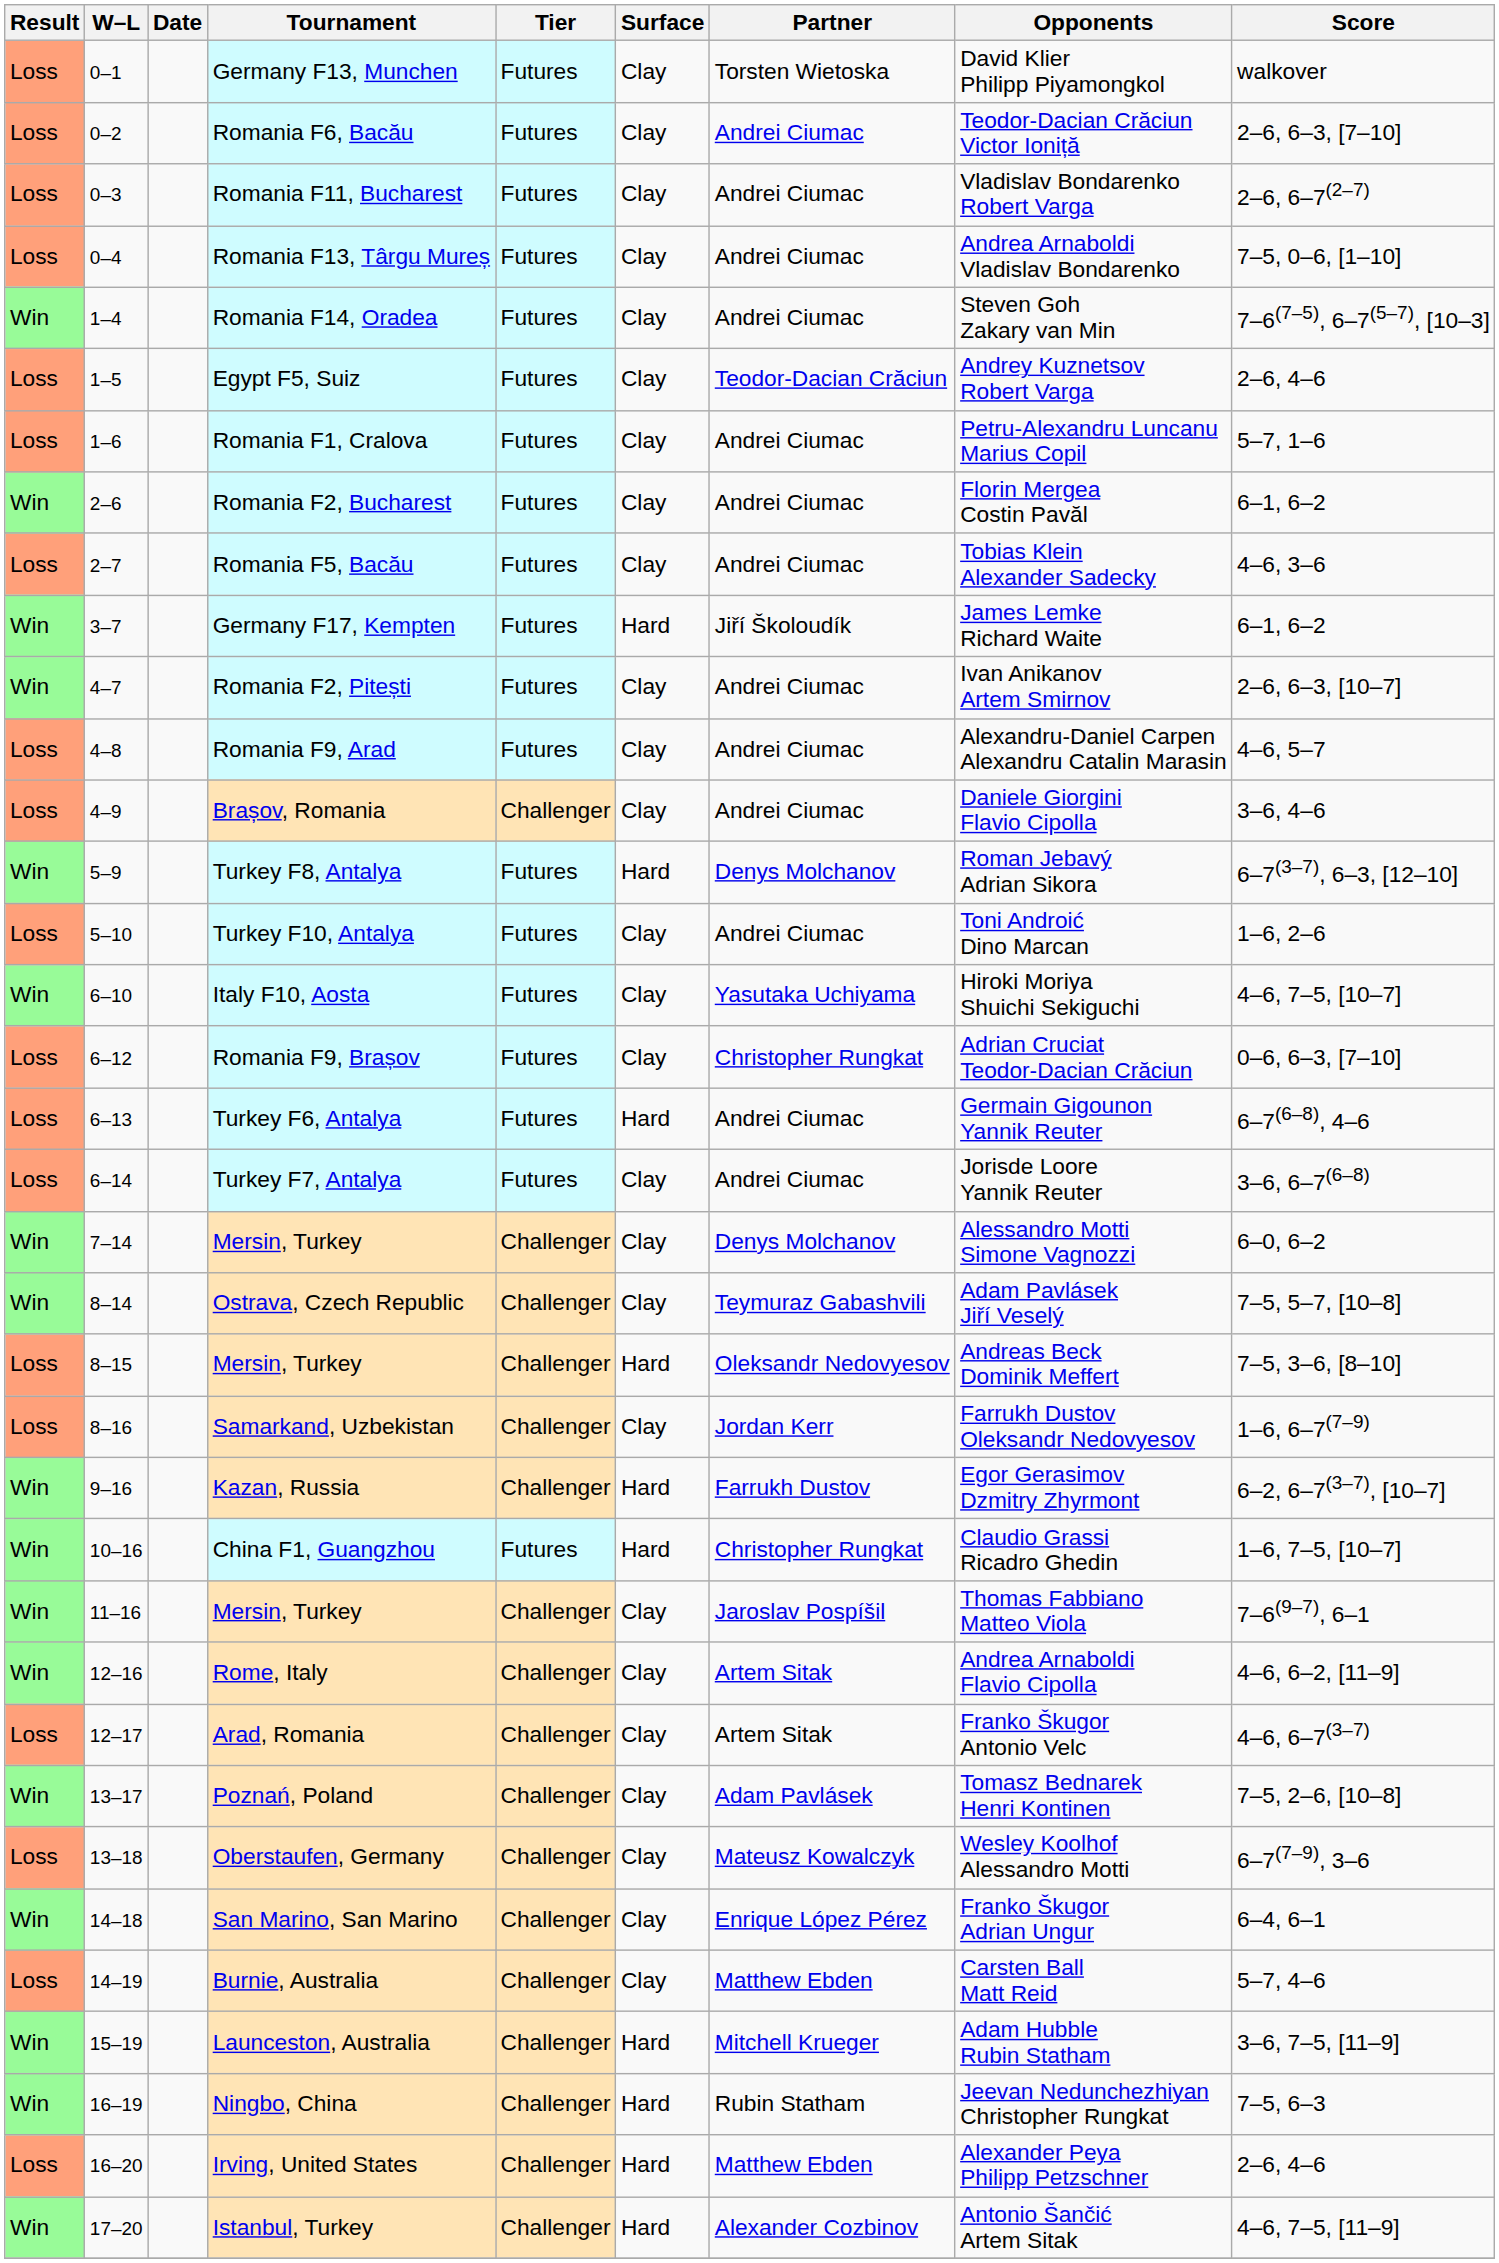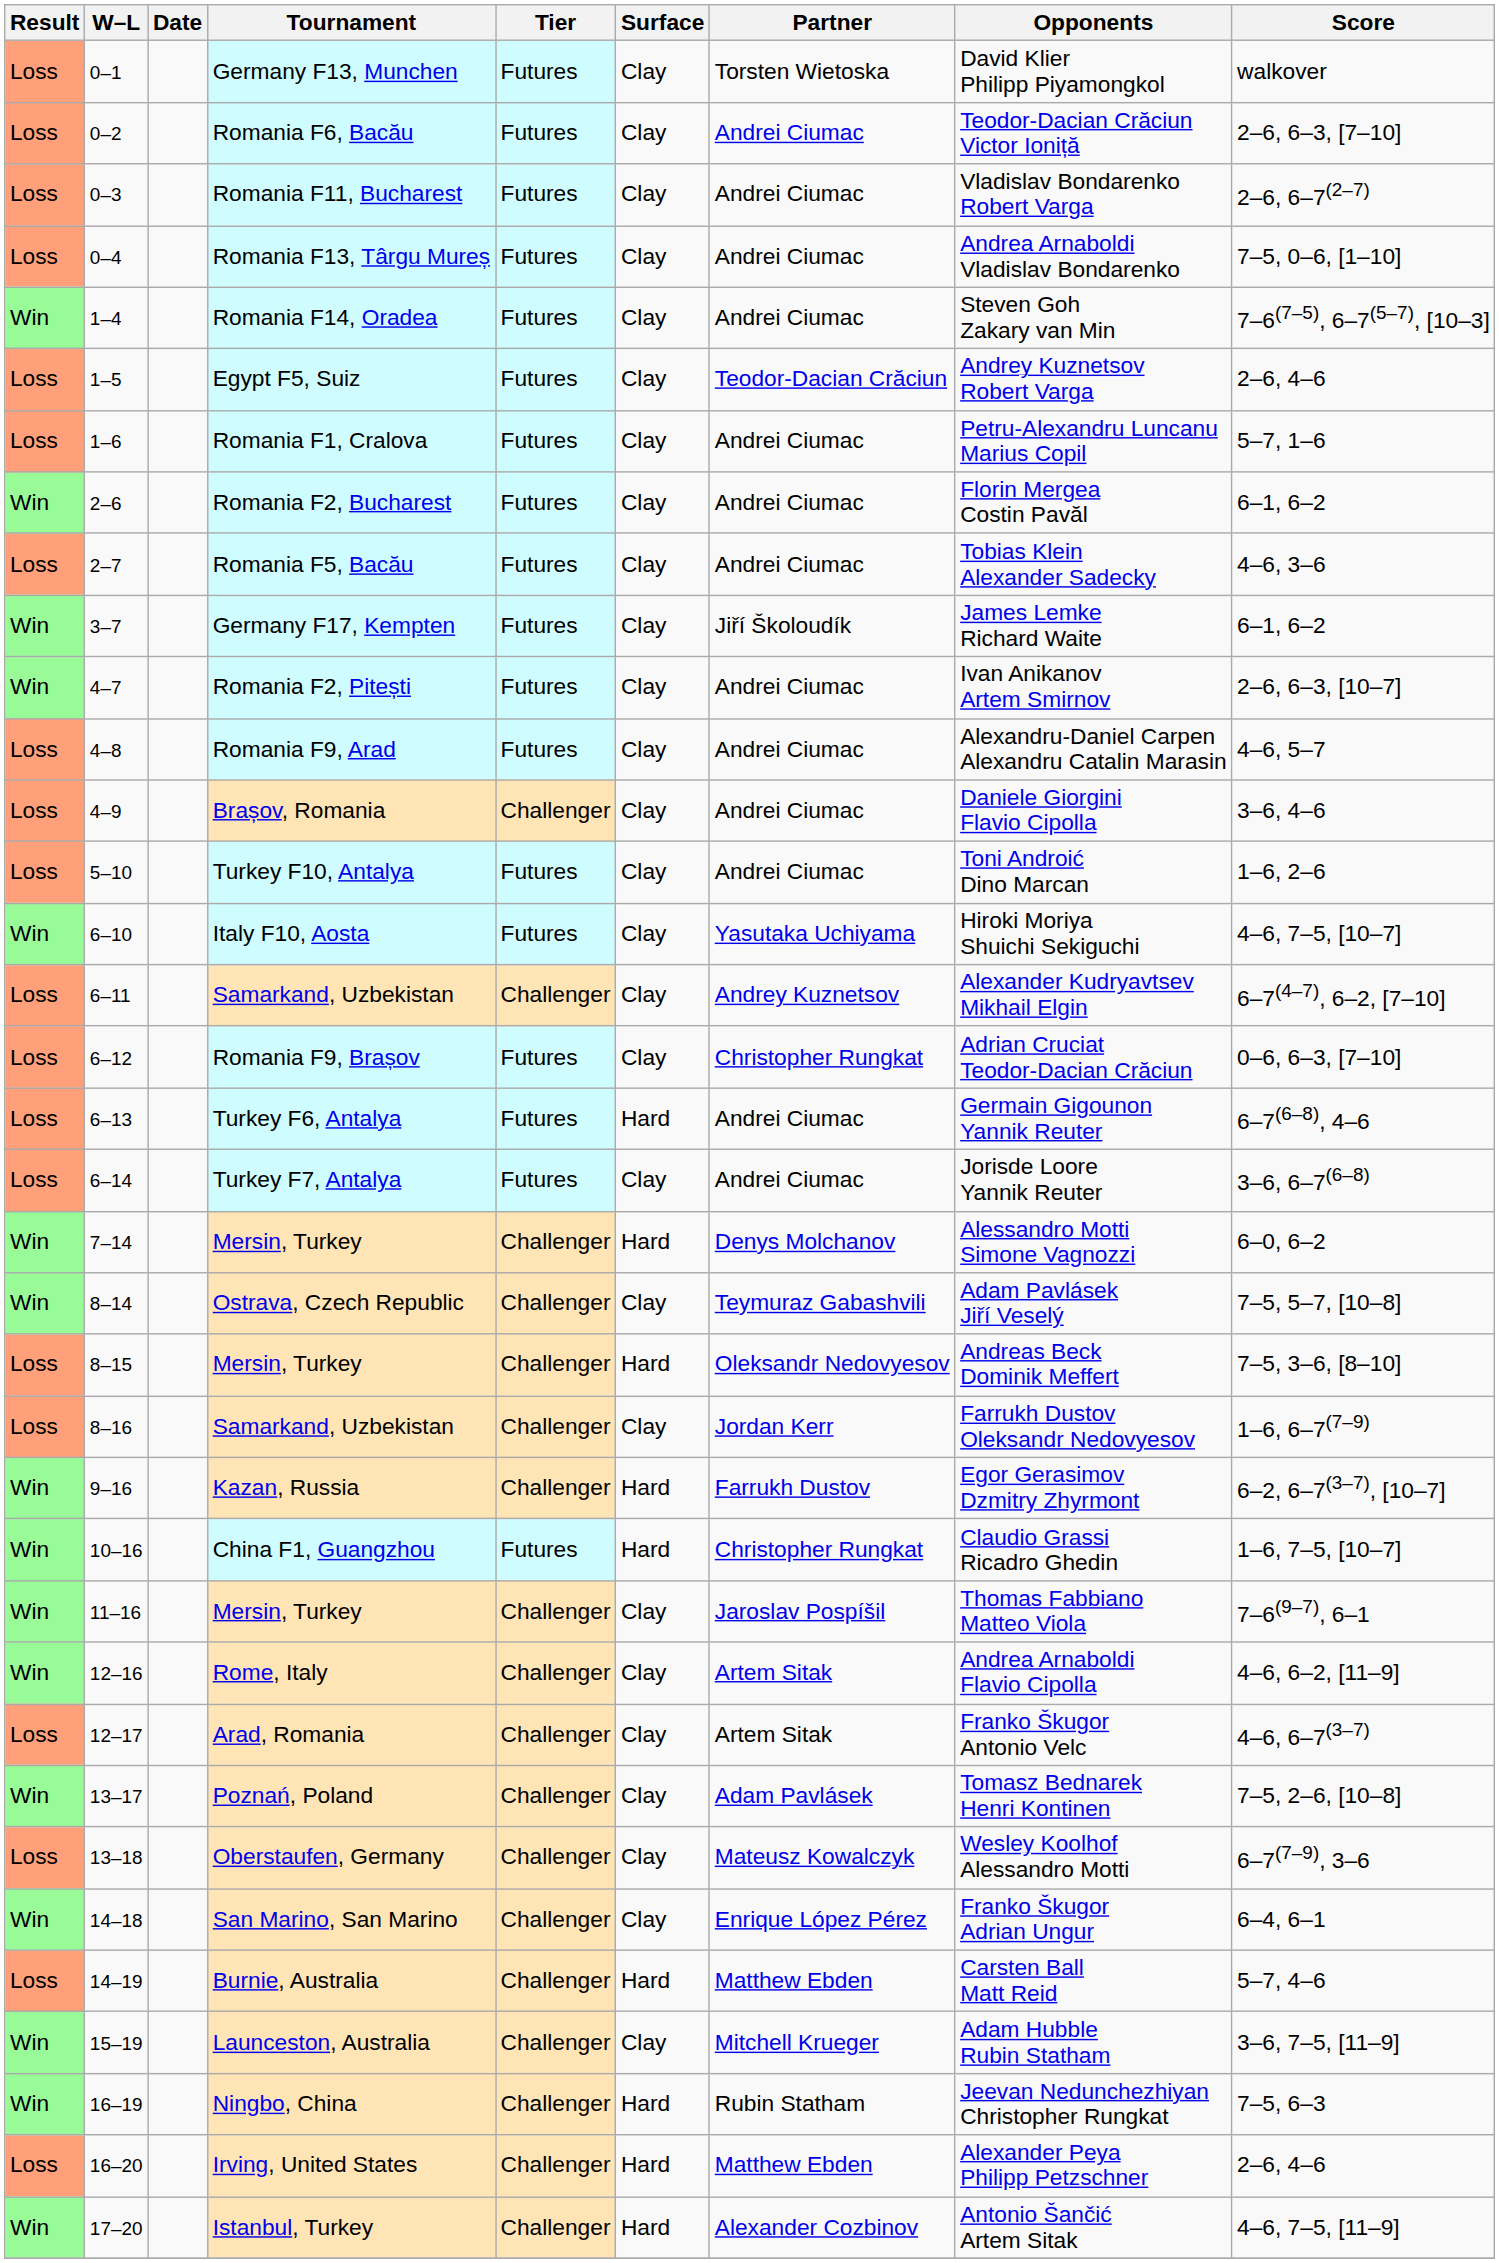(646, 625) Hard -> (644, 625) Clay
- row: (106, 873)
+ row: (110, 996)
(644, 1241) Clay -> (646, 1241) Hard
(644, 1980) Clay -> (646, 1980) Hard
(646, 2042) Hard -> (644, 2042) Clay
